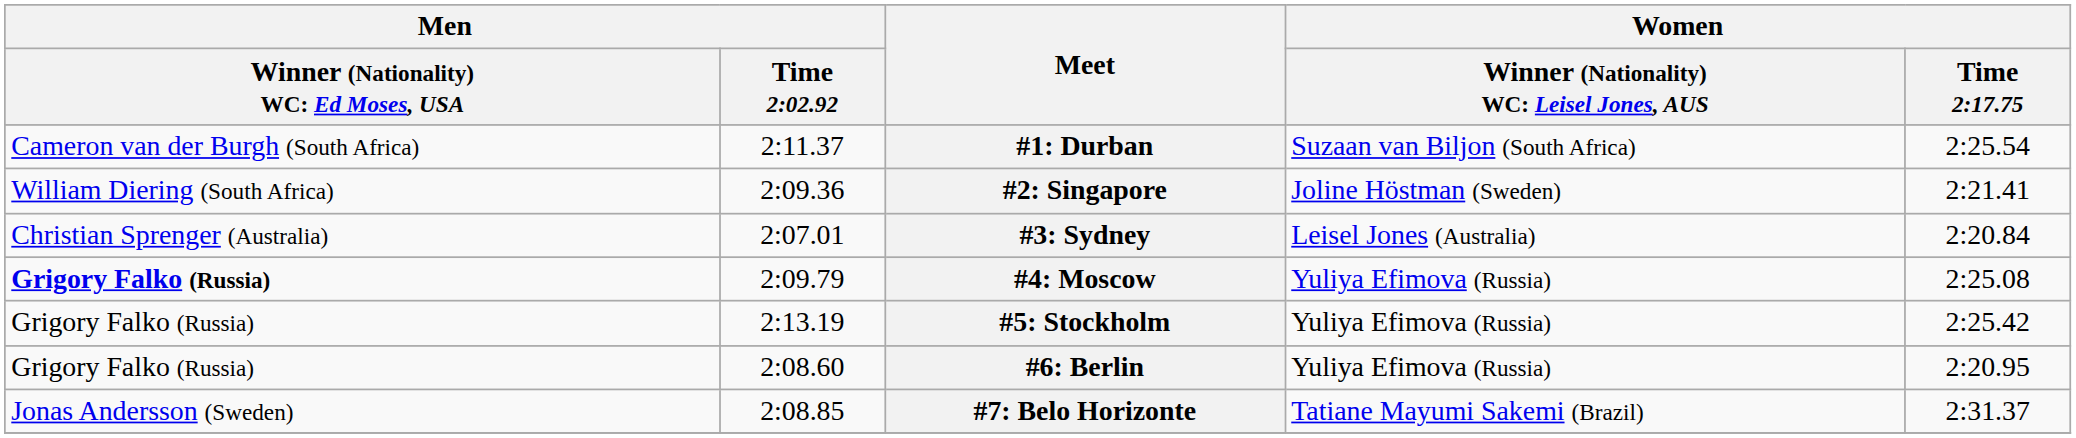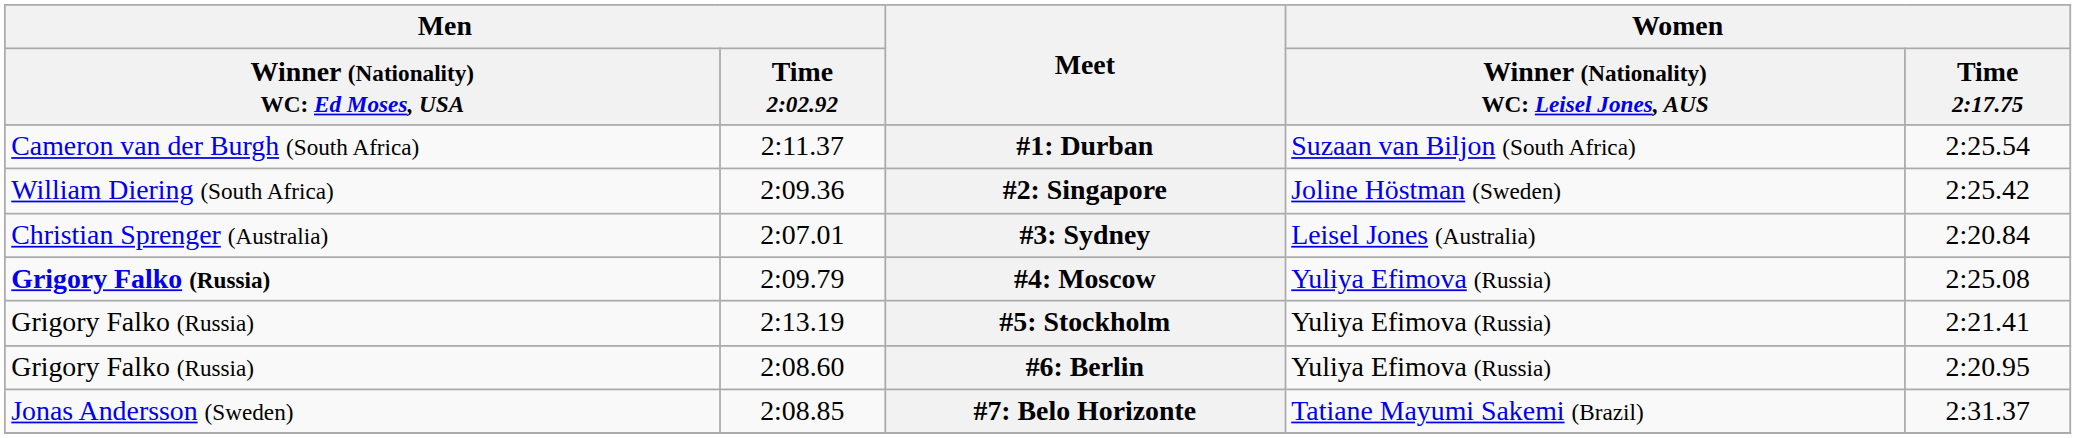(1988, 190) 2:21.41 -> (1988, 190) 2:25.42
(1988, 322) 2:25.42 -> (1988, 322) 2:21.41
